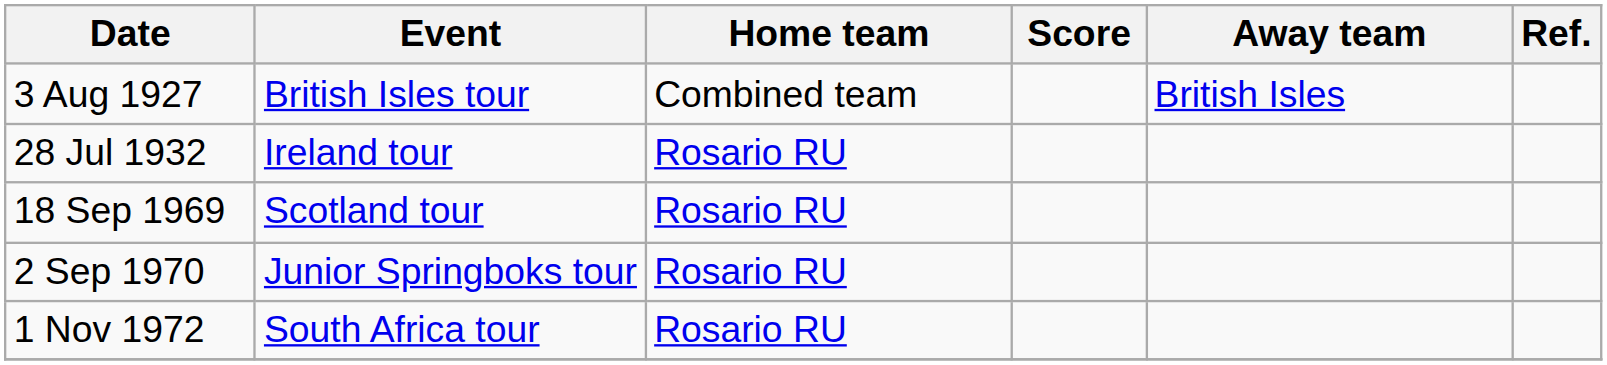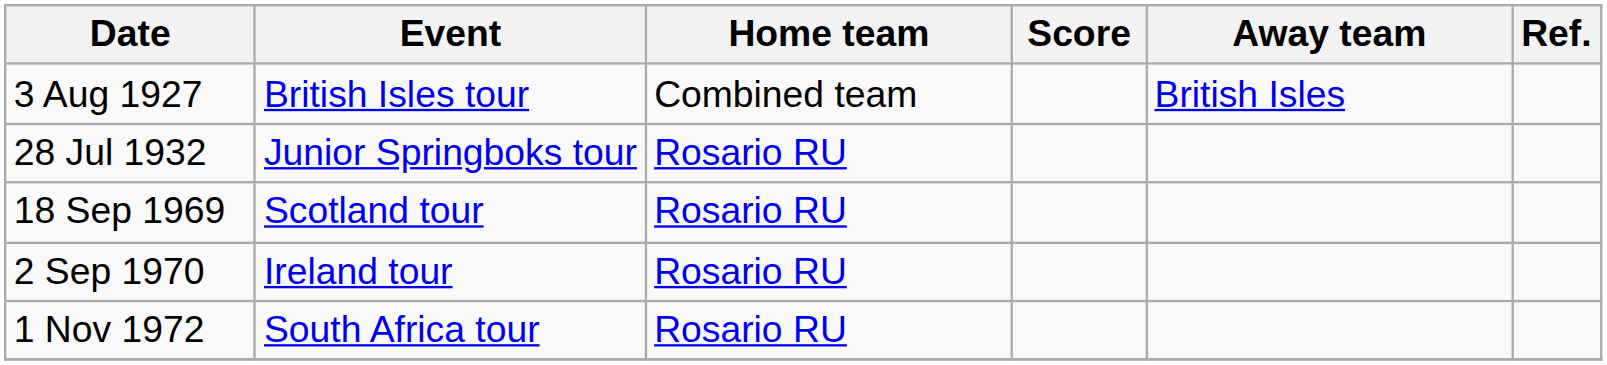(358, 152) Ireland tour -> (450, 152) Junior Springboks tour
(450, 270) Junior Springboks tour -> (358, 270) Ireland tour
